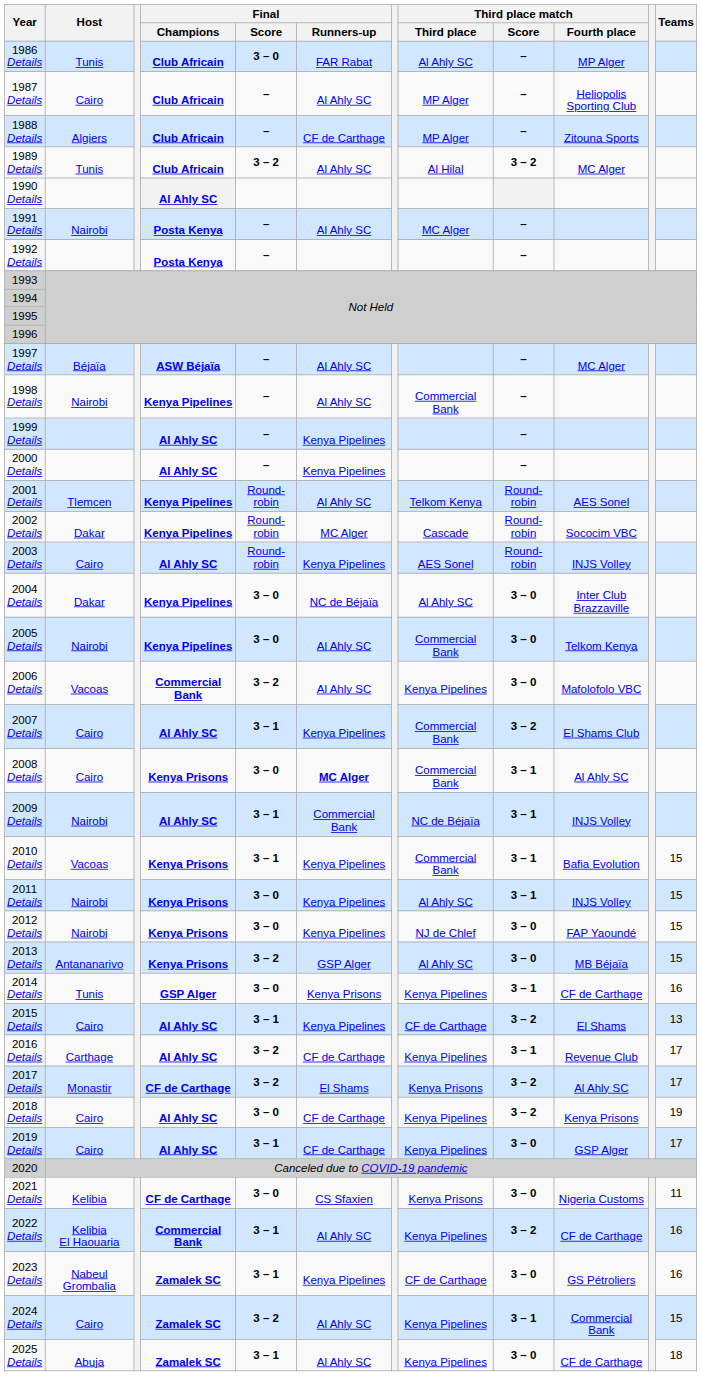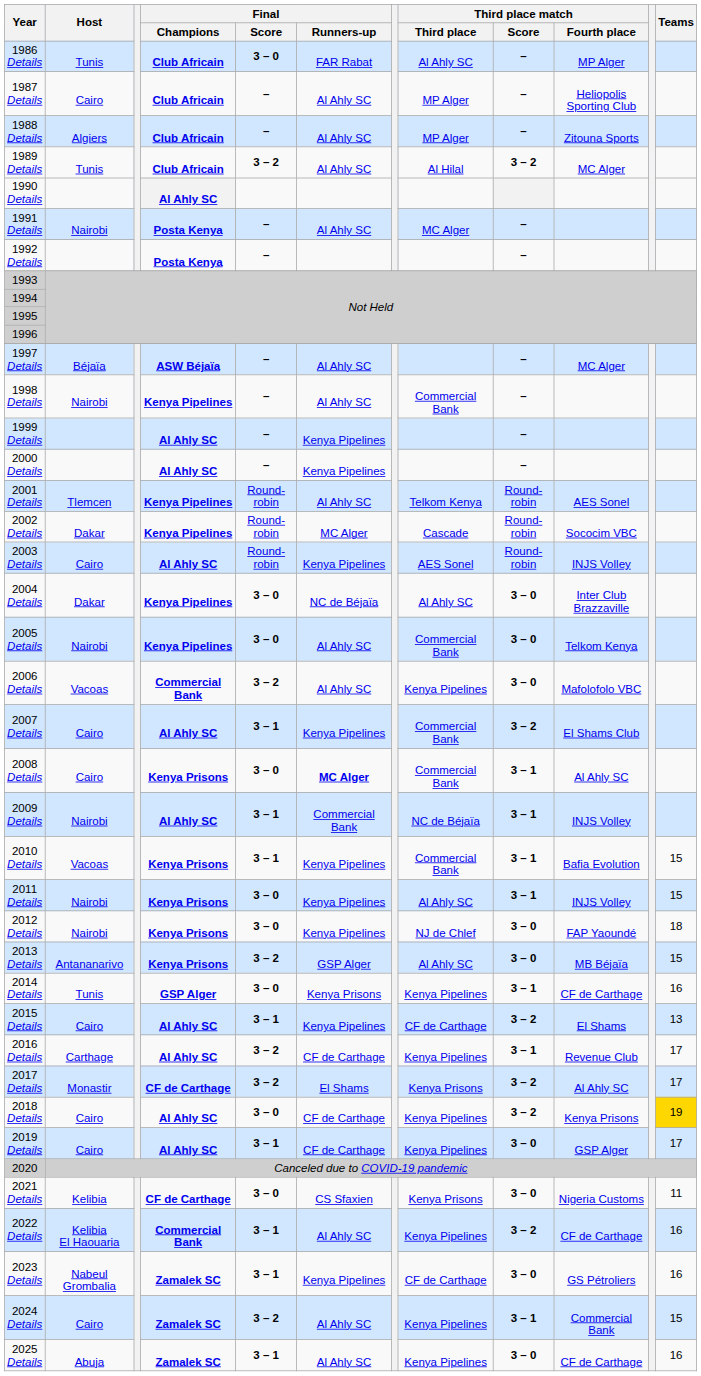(344, 138) CF de Carthage -> (344, 138) Al Ahly SC
(676, 927) 15 -> (676, 927) 18
(676, 1113) no background -> (676, 1113) gold background
(676, 1355) 18 -> (676, 1355) 16
